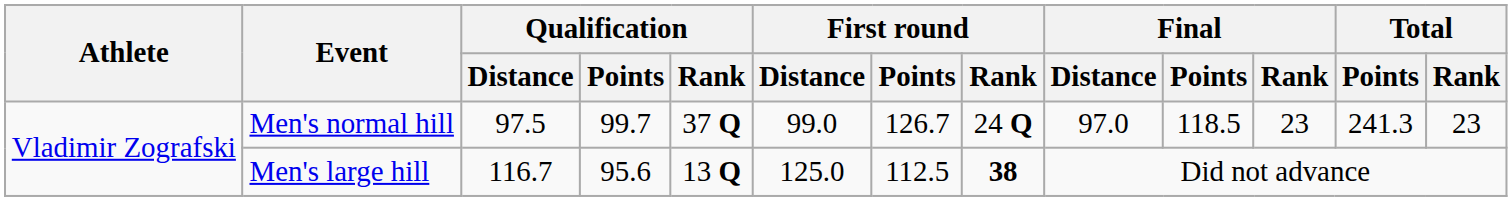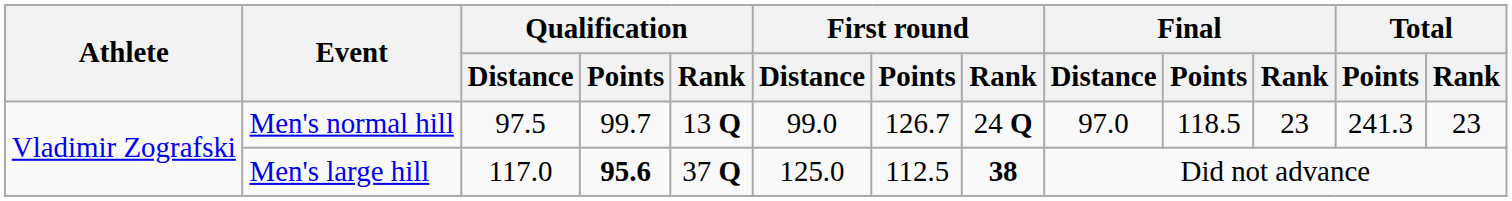(712, 124) 37 Q -> (712, 124) 13 Q
(521, 171) 116.7 -> (521, 171) 117.0
(626, 171) normal -> (626, 171) bold
(712, 171) 13 Q -> (712, 171) 37 Q
